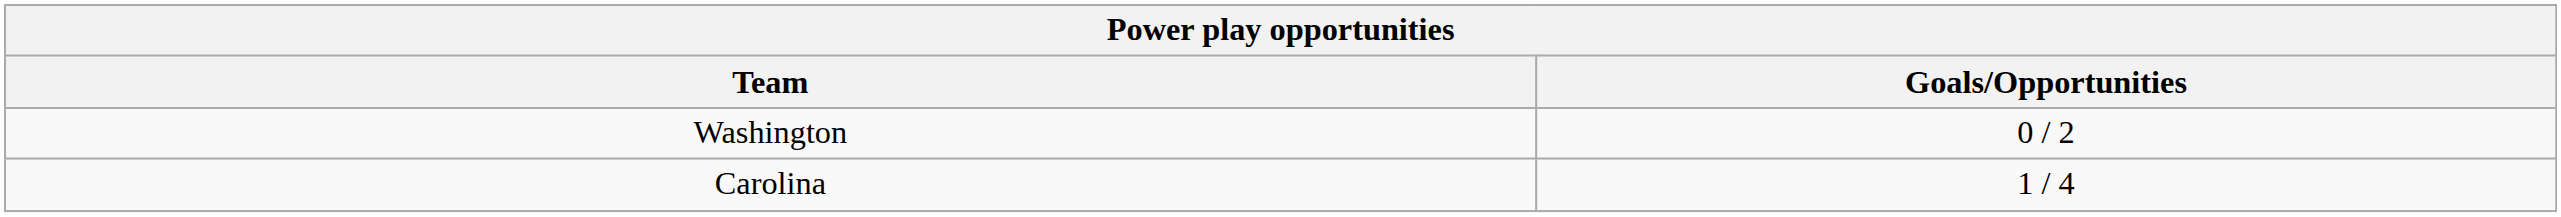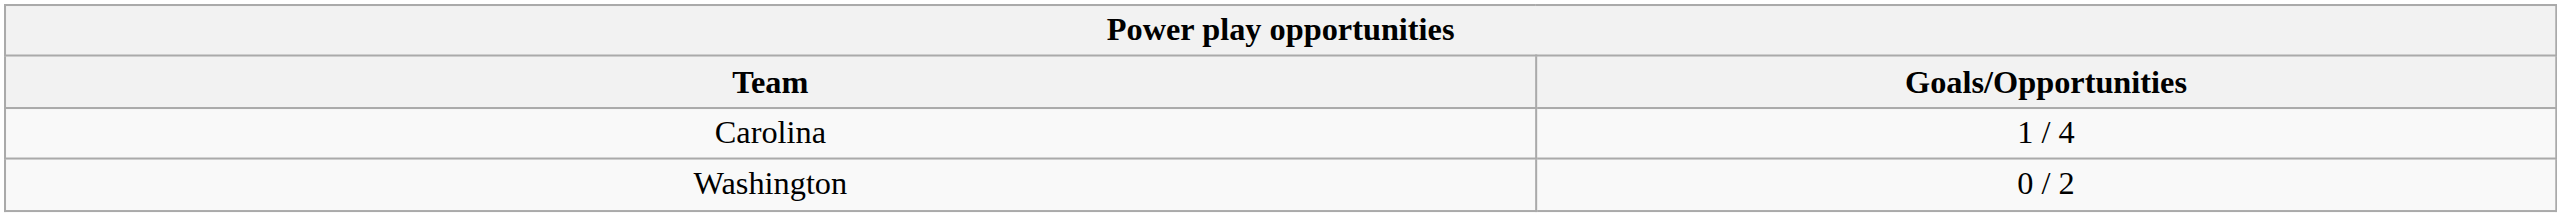rows swapped: (770, 132) <-> (770, 183)
